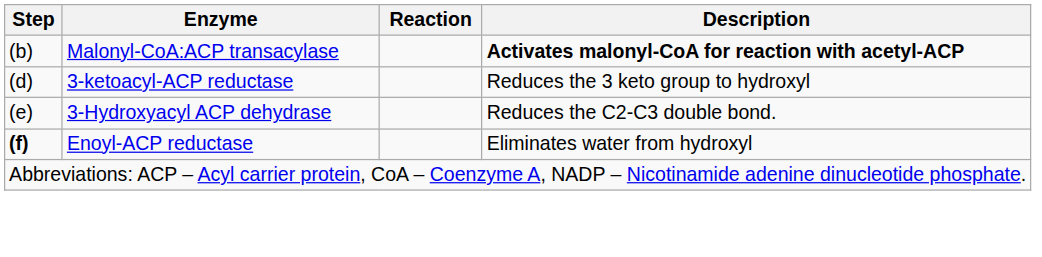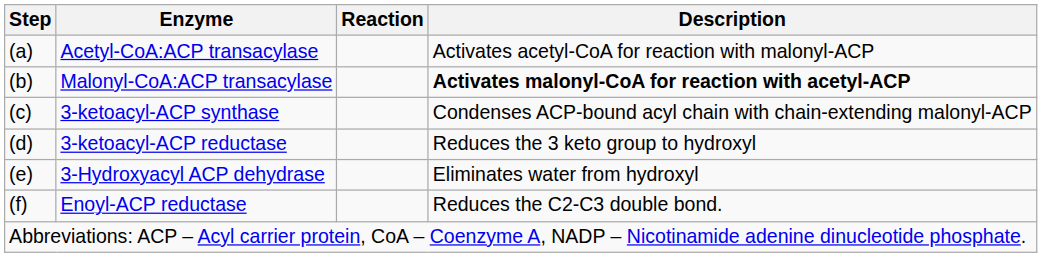+ row: (189, 50)
+ row: (170, 112)
(632, 112) Reduces the C2-C3 double bond. -> (566, 174) Eliminates water from hydroxyl
(19, 143) bold -> (18, 205) normal
(620, 143) Eliminates water from hydroxyl -> (578, 205) Reduces the C2-C3 double bond.
